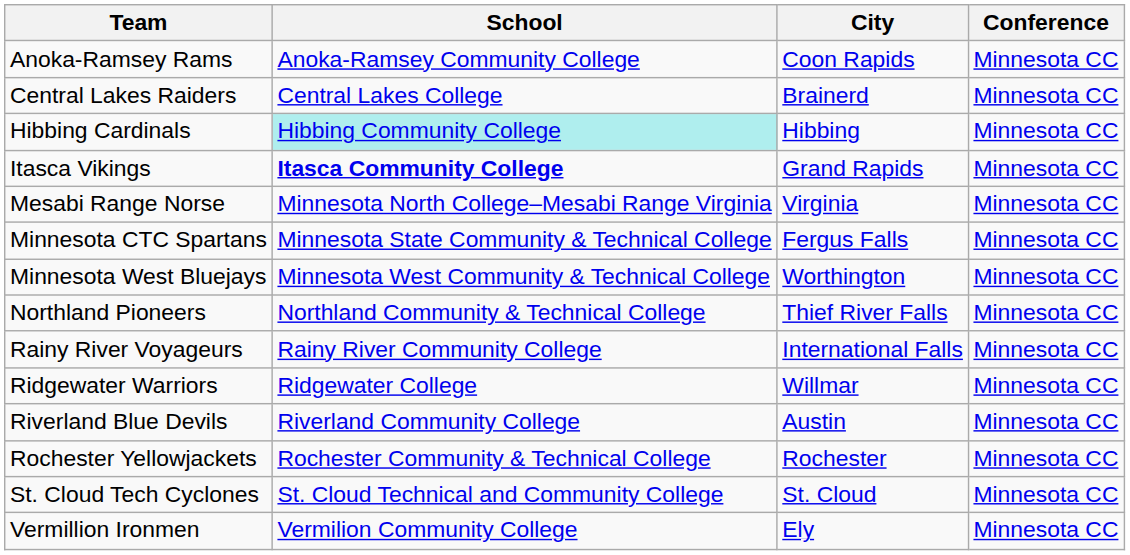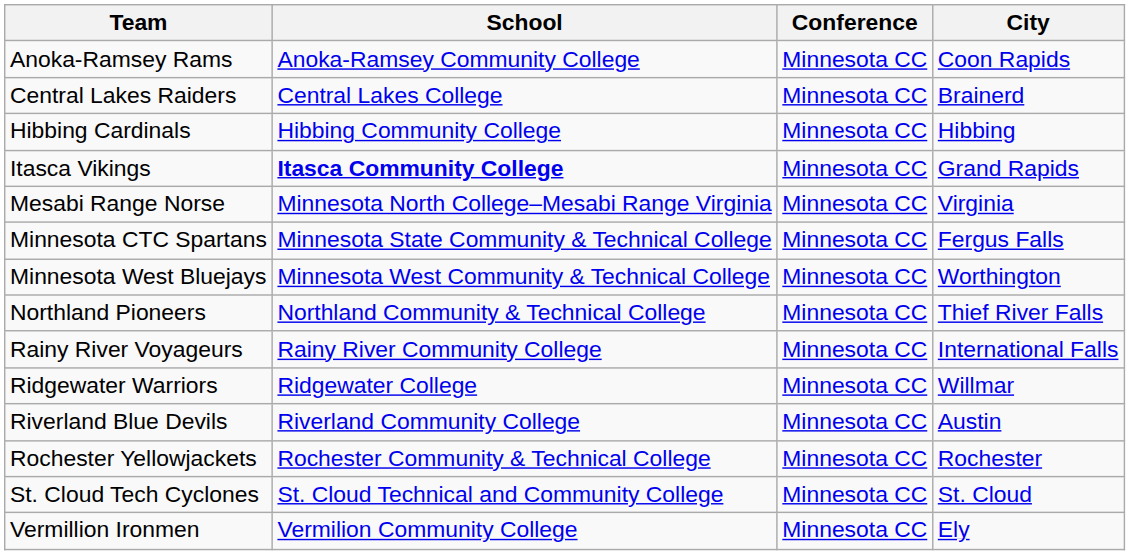columns swapped: (873, 22) <-> (1046, 22)
(419, 131) paleturquoise background -> (419, 131) no background
